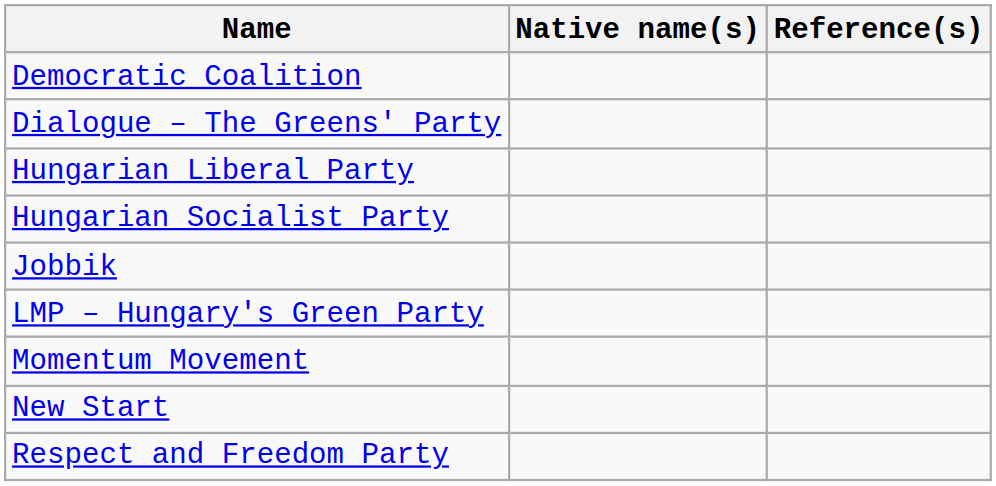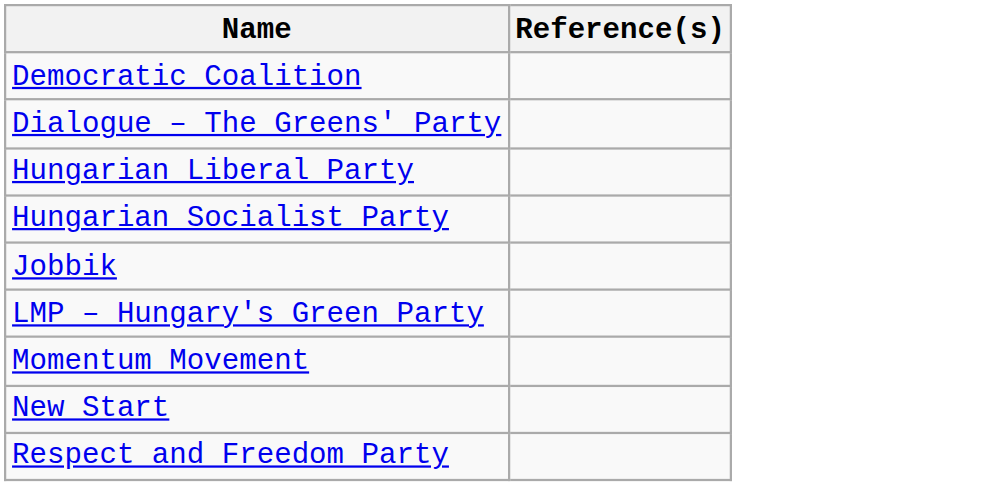- column: (638, 29)
